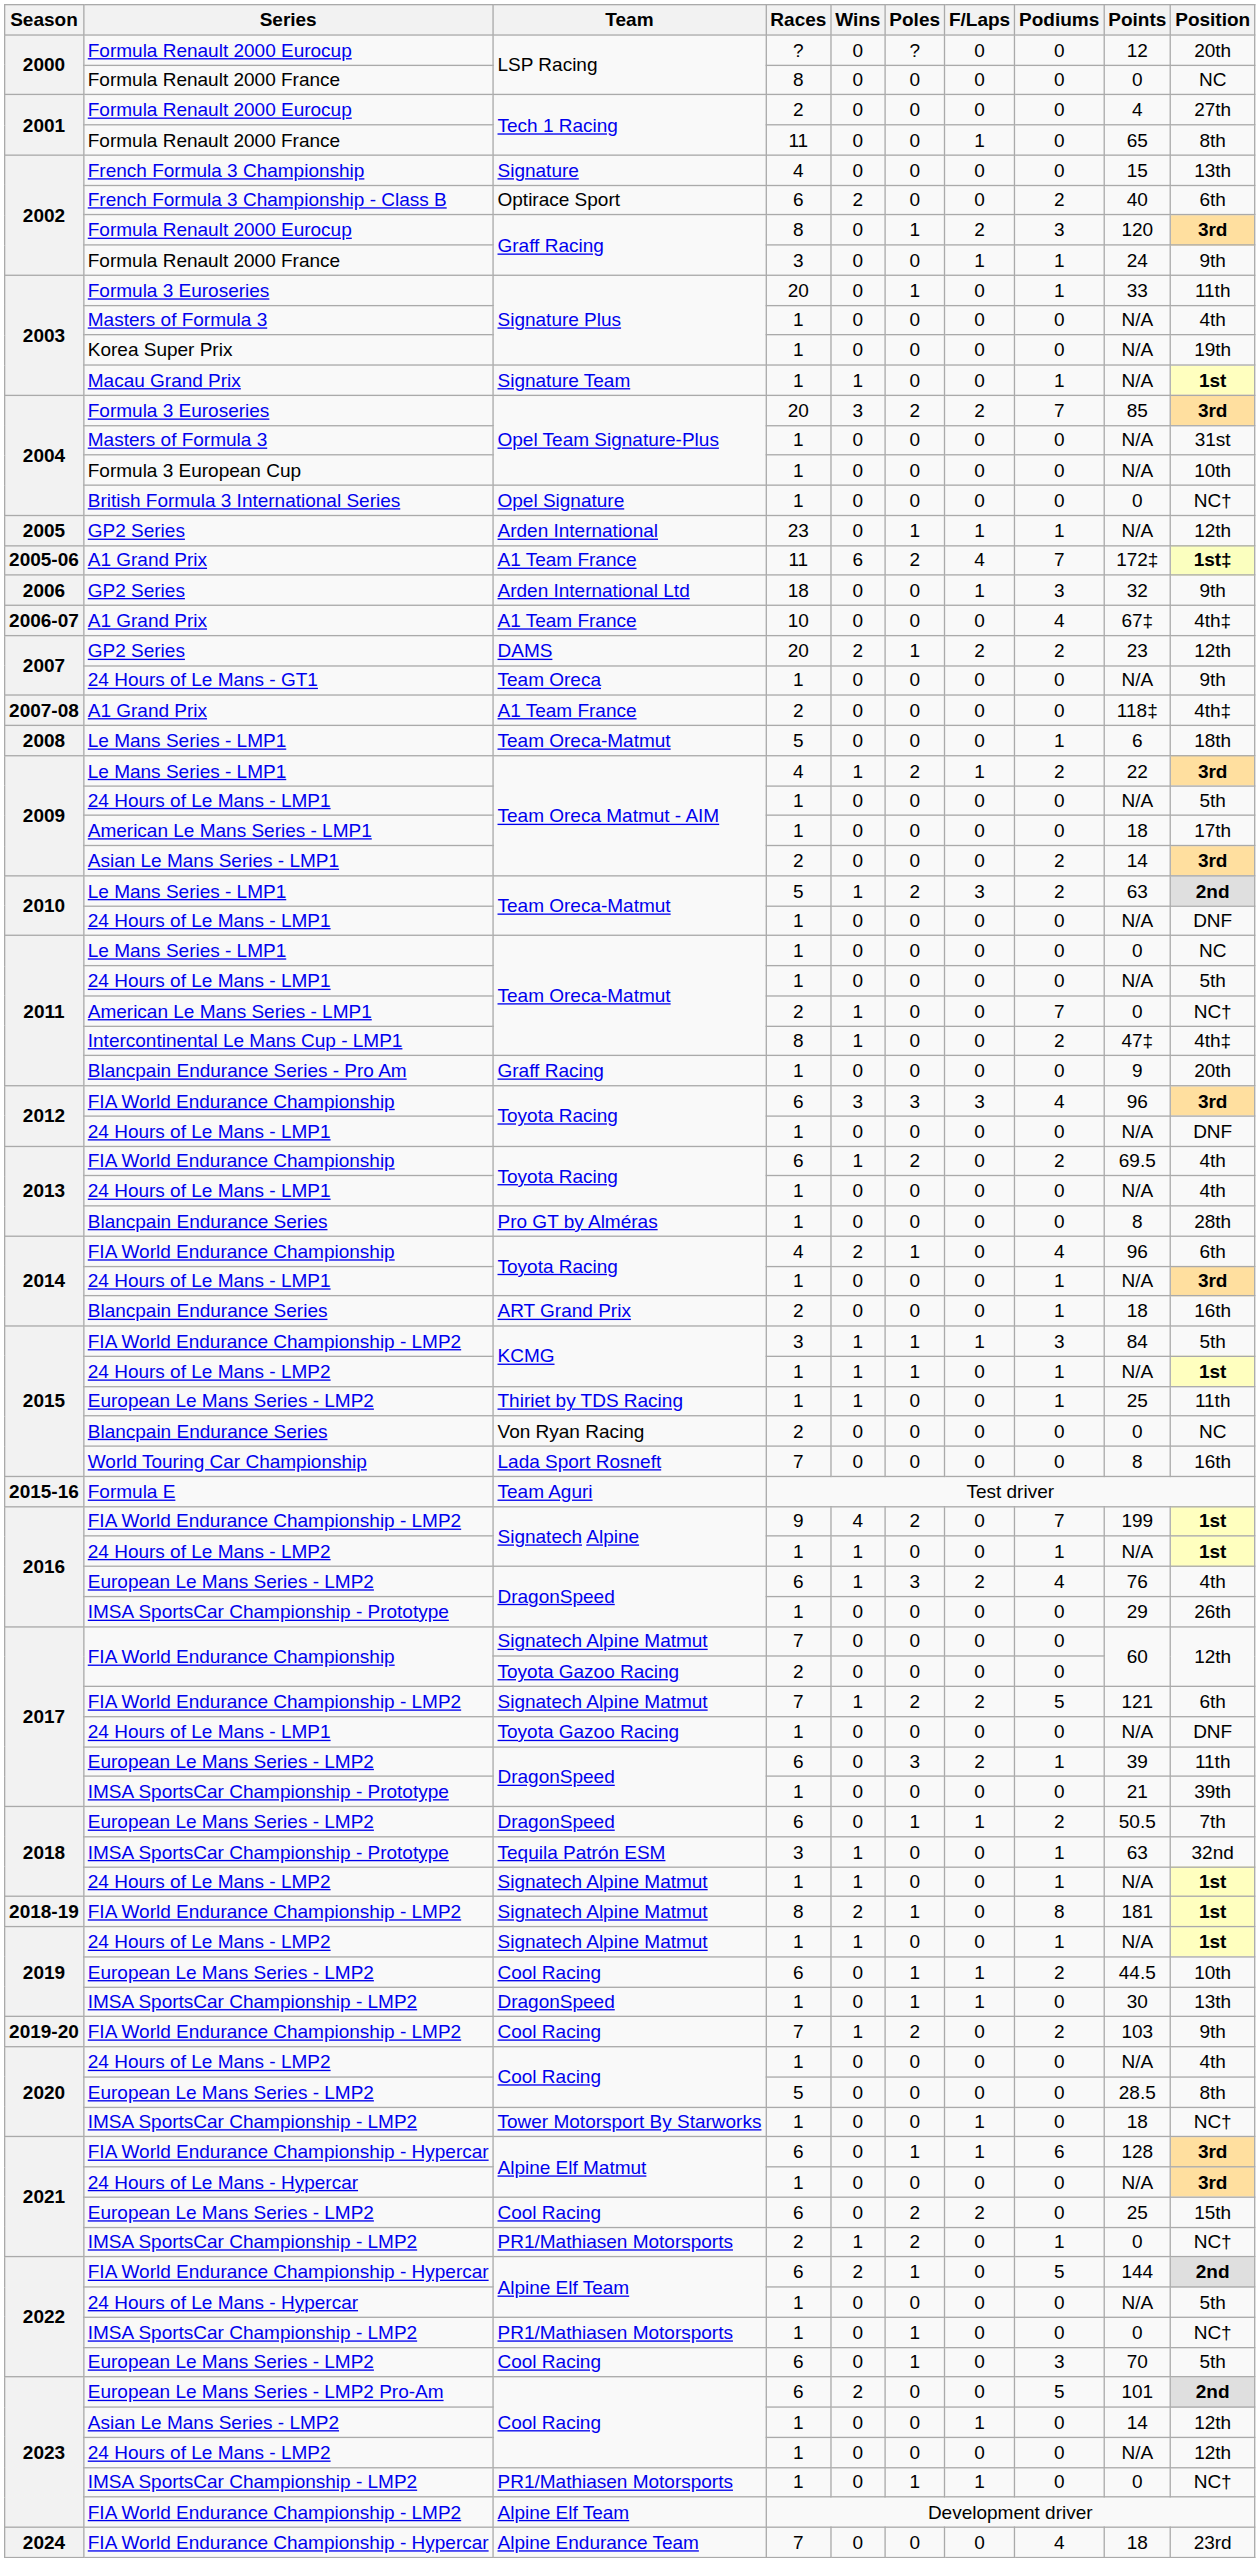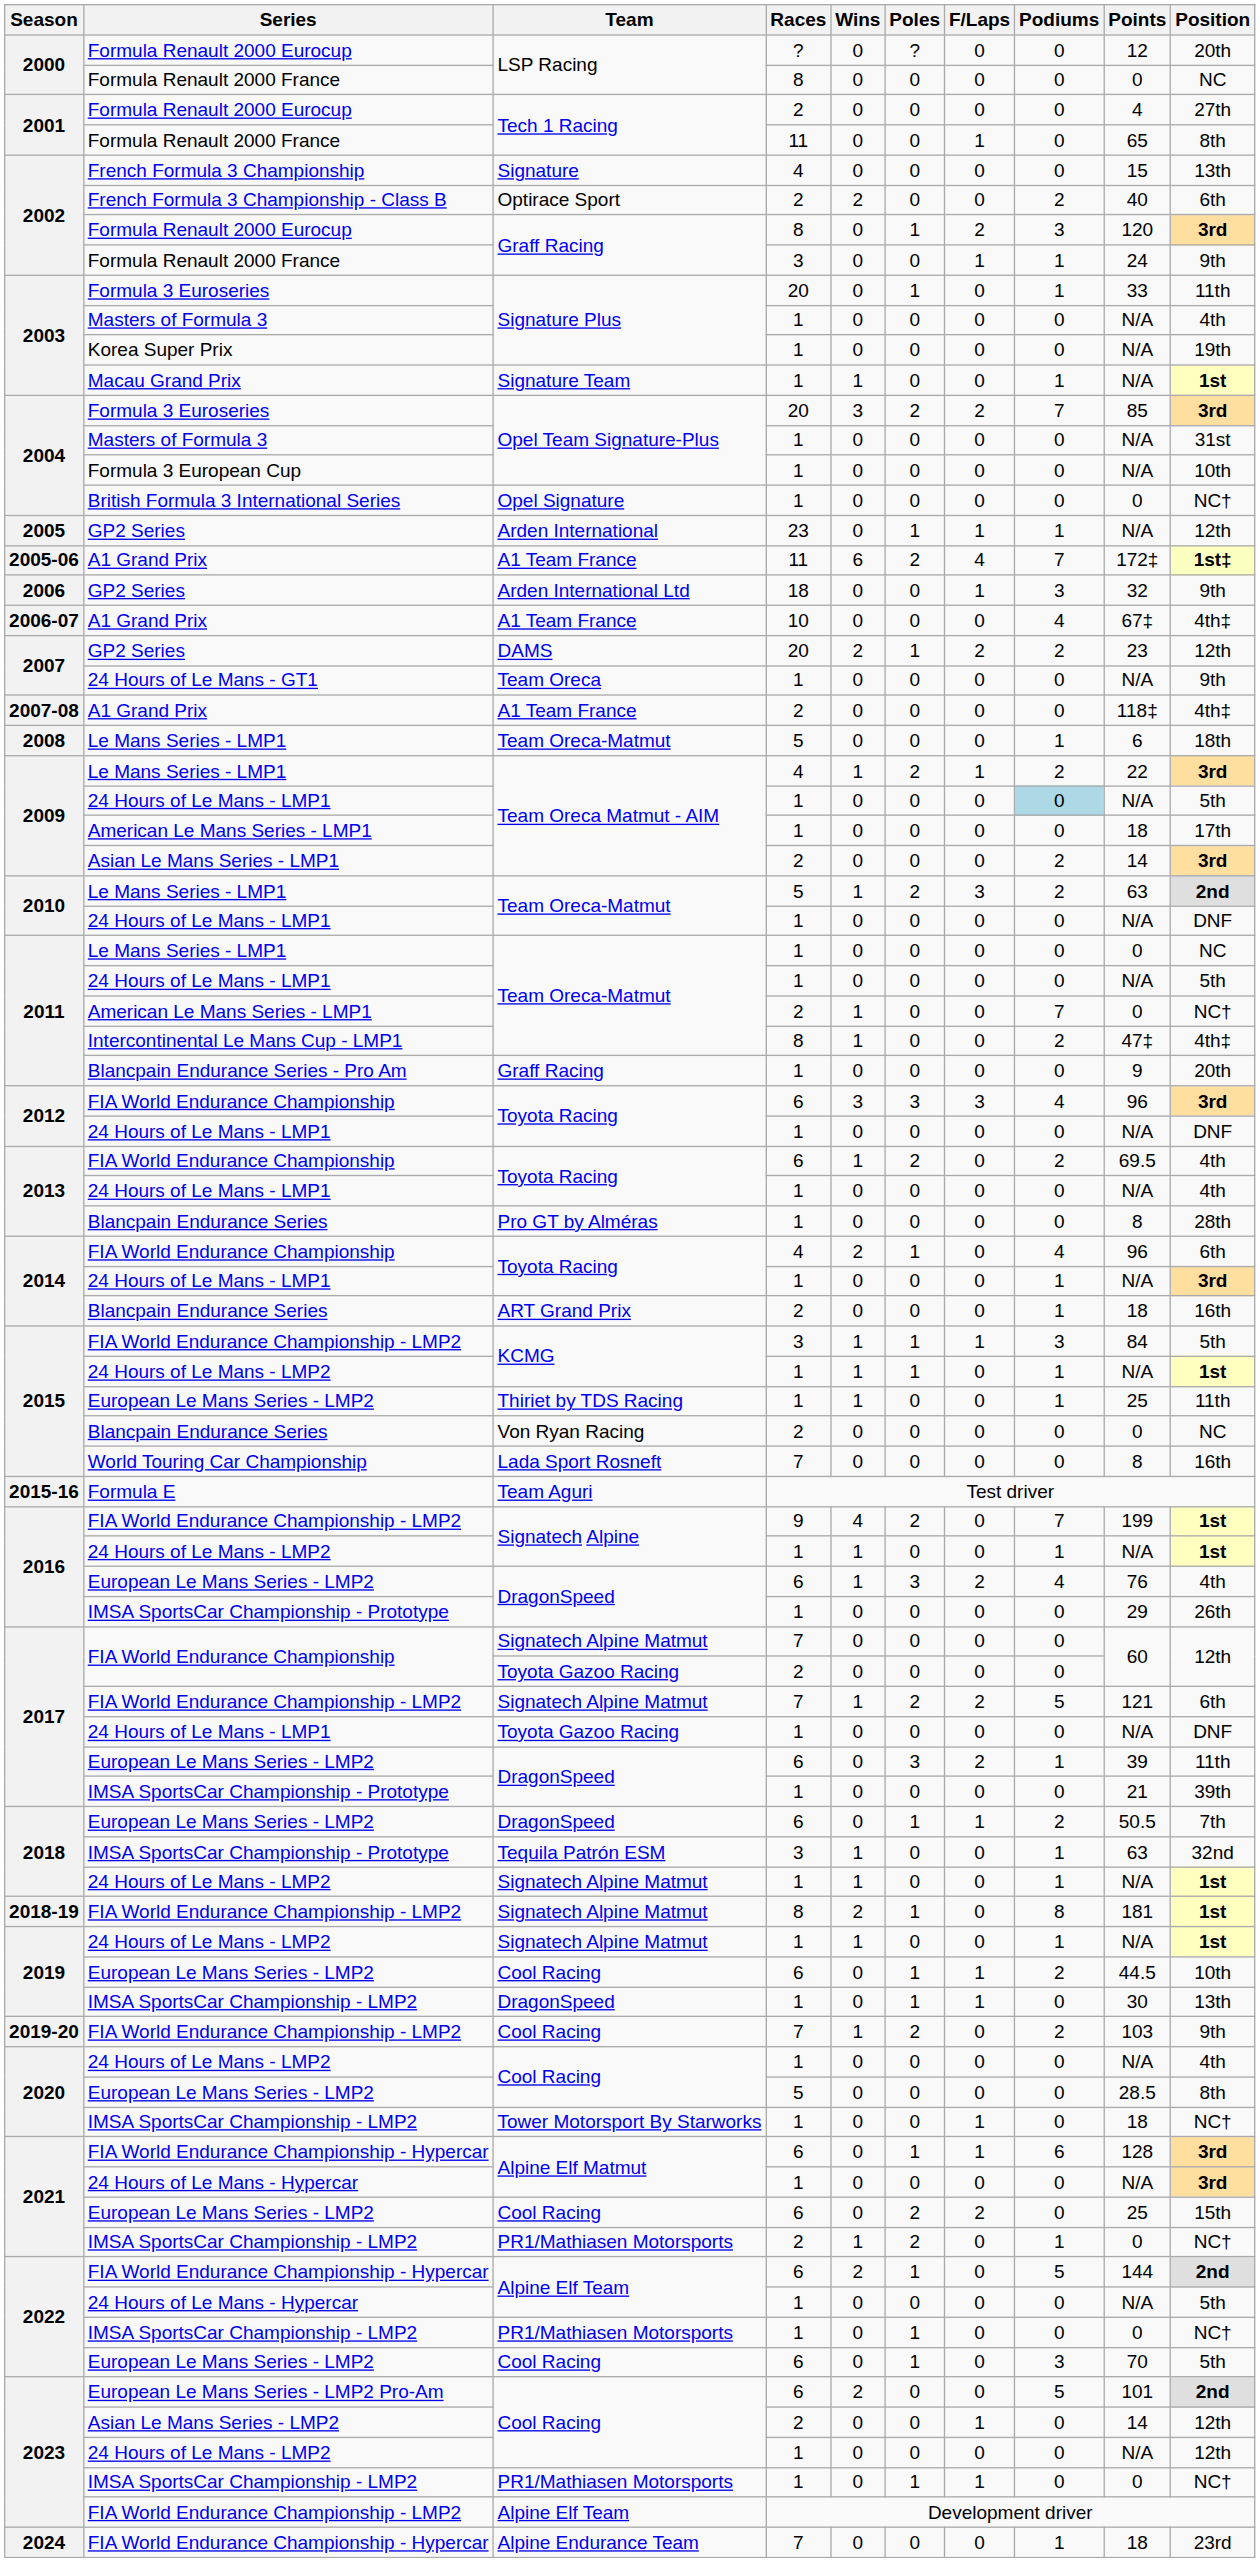(798, 200) 6 -> (798, 200) 2
(1059, 801) no background -> (1059, 801) lightblue background
(798, 2422) 1 -> (798, 2422) 2
(1059, 2543) 4 -> (1059, 2543) 1
